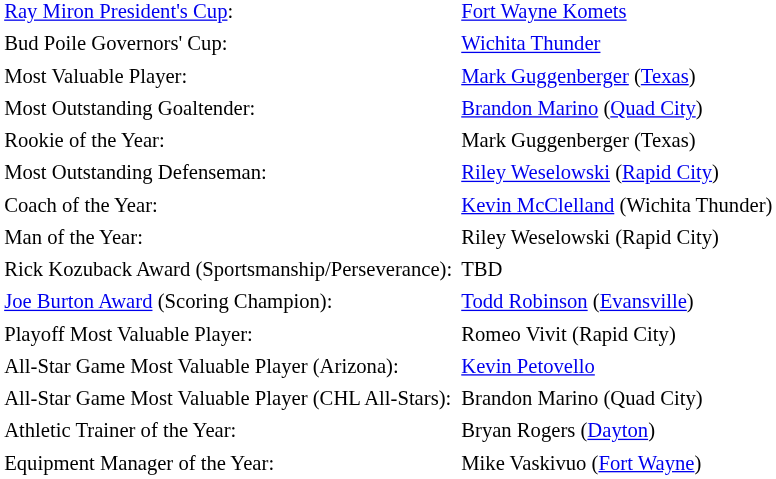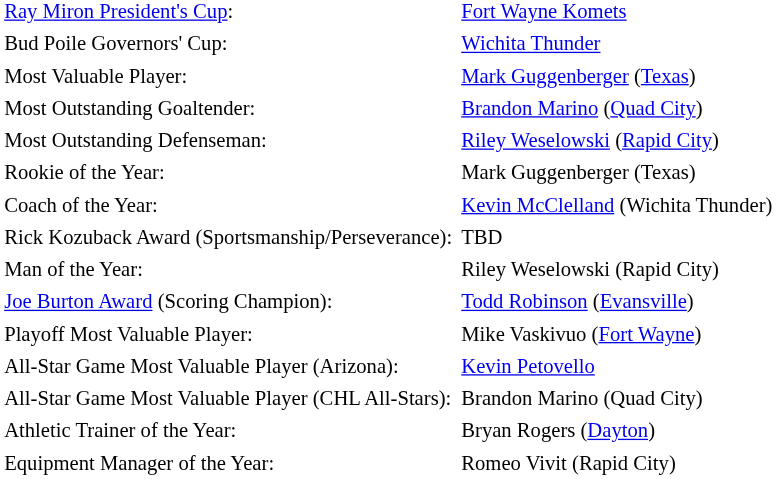rows swapped: (135, 172) <-> (84, 140)
rows swapped: (74, 237) <-> (228, 269)
(569, 334) Romeo Vivit (Rapid City) -> (581, 334) Mike Vaskivuo (Fort Wayne)
(581, 463) Mike Vaskivuo (Fort Wayne) -> (569, 463) Romeo Vivit (Rapid City)
